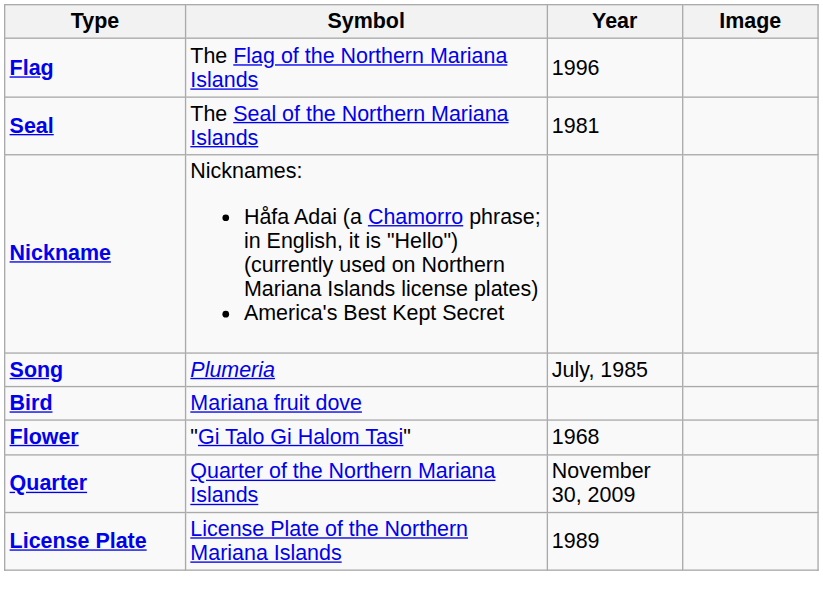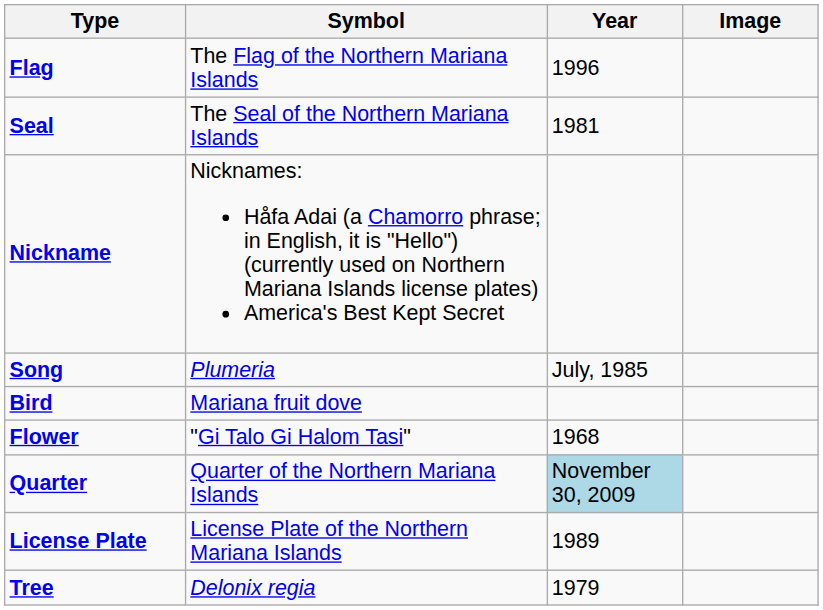(601, 483) no background -> (601, 483) lightblue background
+ row: (32, 587)
